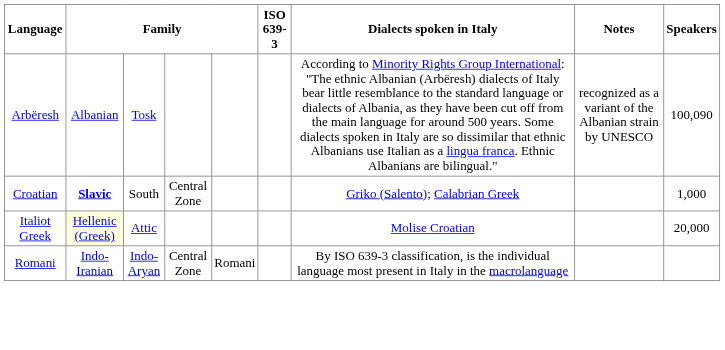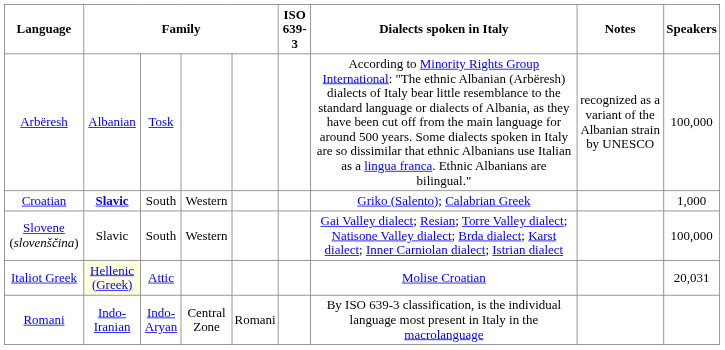(692, 115) 100,090 -> (692, 122) 100,000
(188, 193) Central Zone -> (207, 200) Western
+ row: (44, 235)
(692, 228) 20,000 -> (692, 277) 20,031
